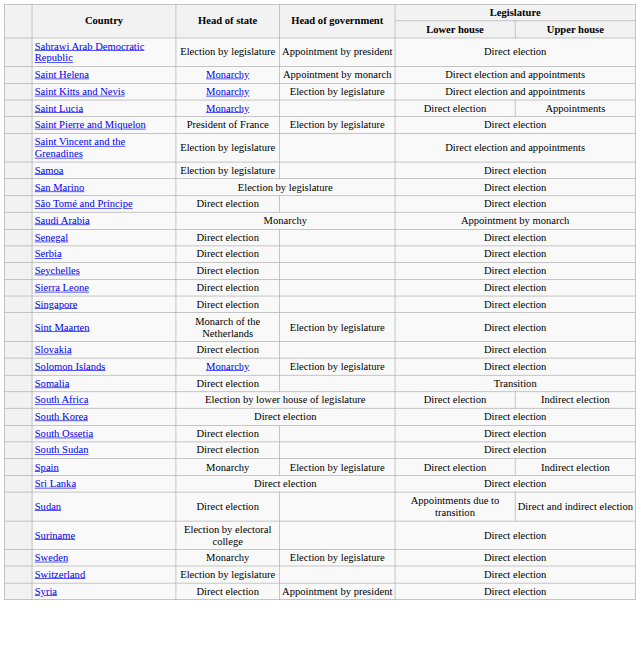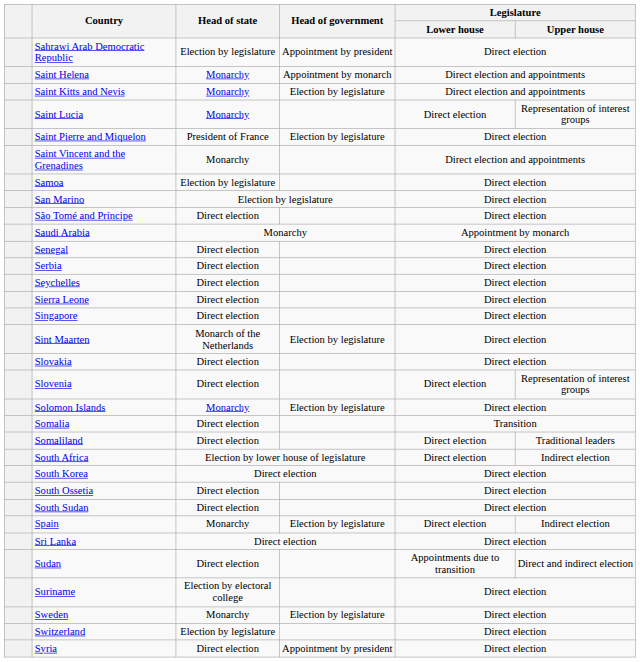(575, 108) Appointments -> (575, 114) Representation of interest groups
(228, 147) Election by legislature -> (228, 159) Monarchy
+ row: (53, 384)
+ row: (59, 440)
